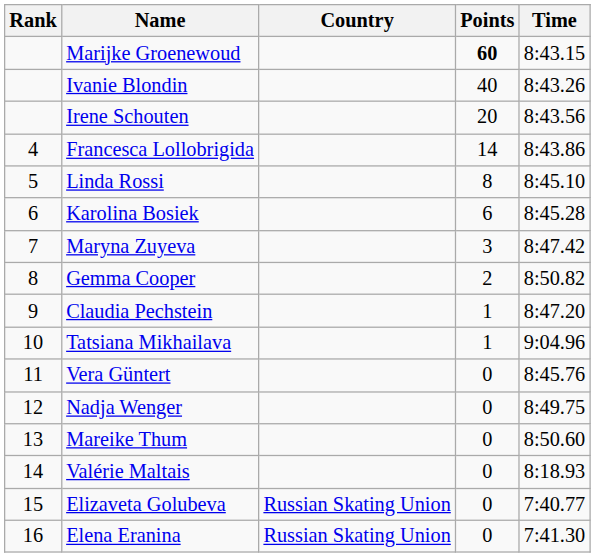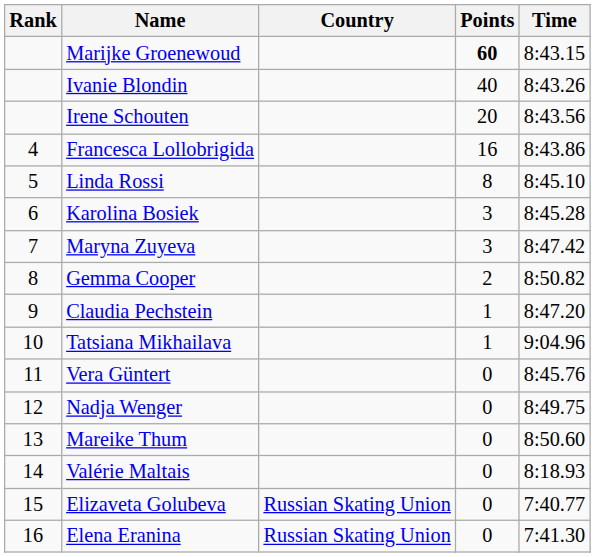(487, 149) 14 -> (487, 149) 16
(487, 213) 6 -> (487, 213) 3
